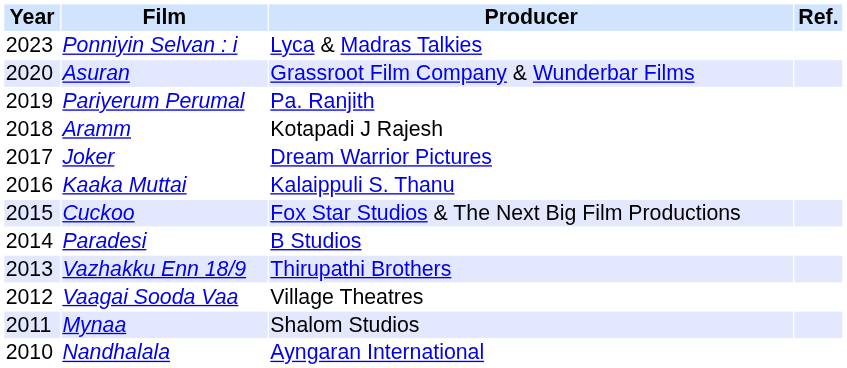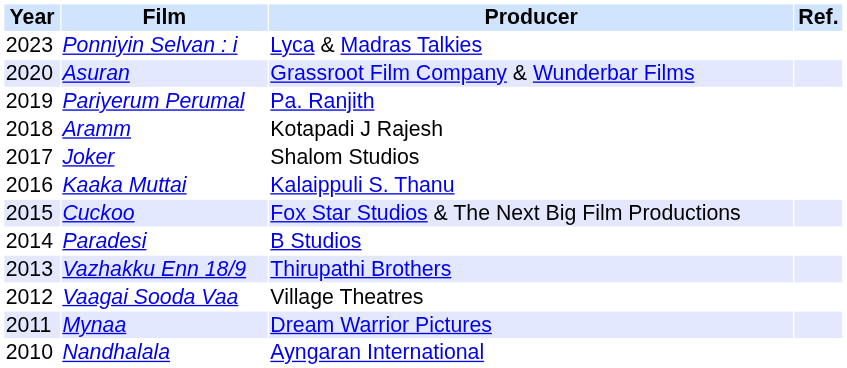(381, 157) Dream Warrior Pictures -> (345, 157) Shalom Studios
(345, 324) Shalom Studios -> (381, 324) Dream Warrior Pictures
